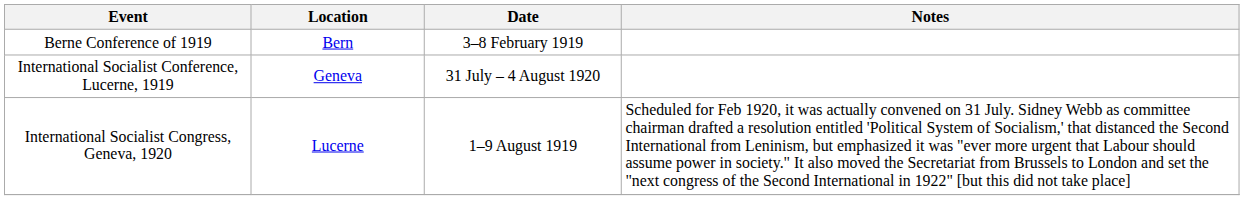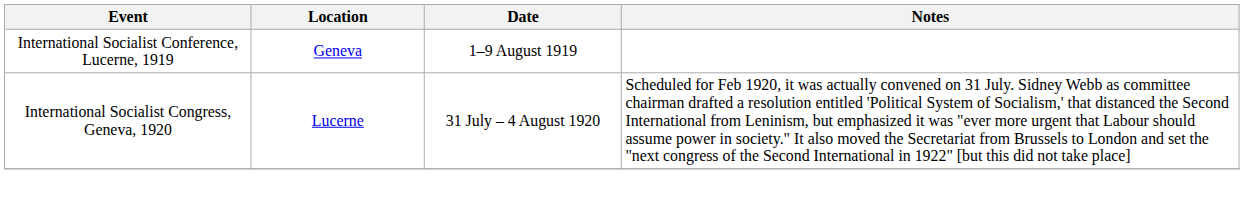- row: (128, 42)
(523, 76) 31 July – 4 August 1920 -> (523, 51) 1–9 August 1919
(523, 145) 1–9 August 1919 -> (523, 120) 31 July – 4 August 1920
